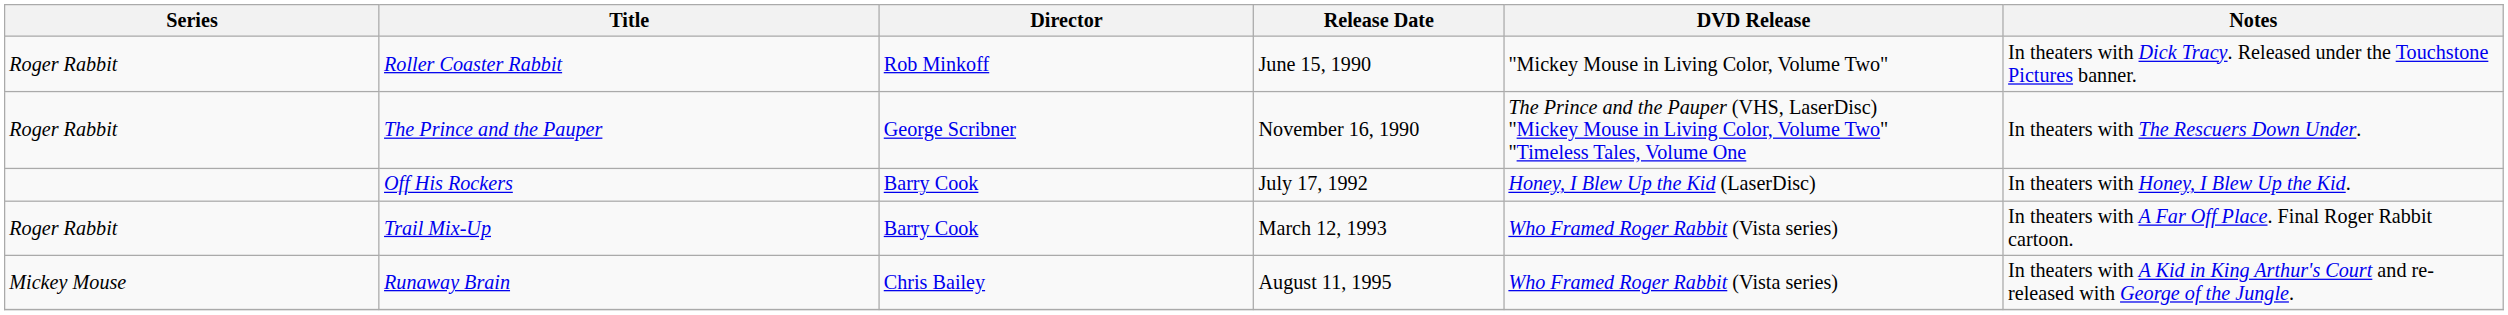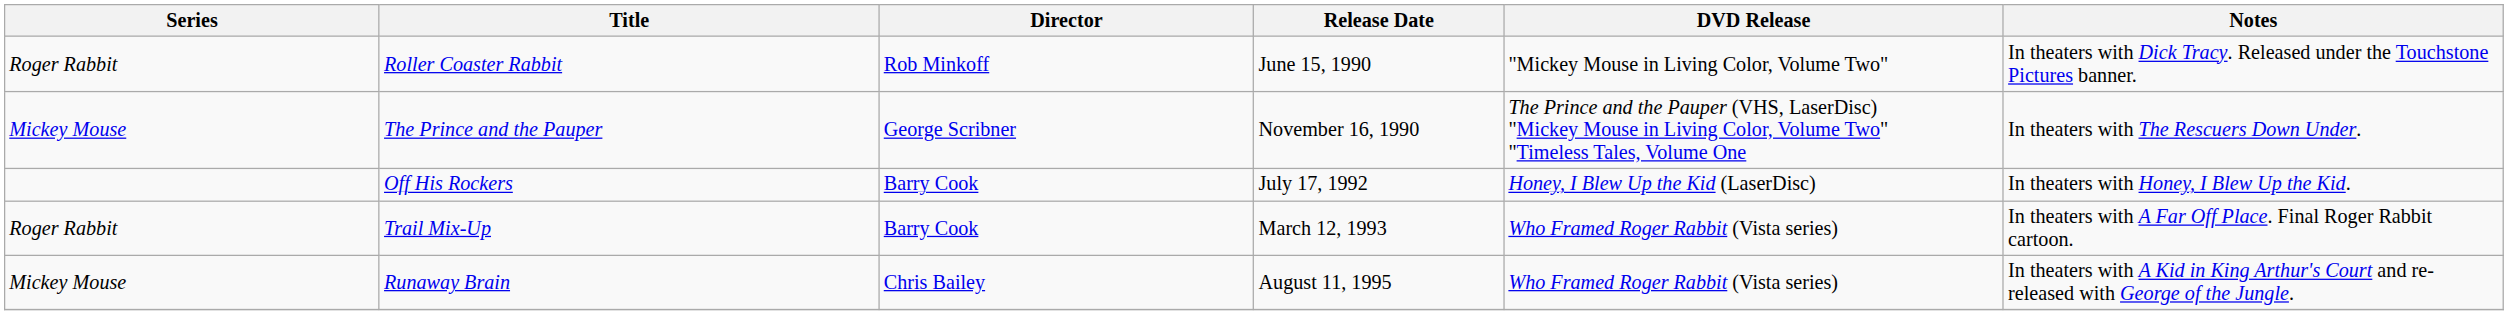(63, 129) Roger Rabbit -> (68, 129) Mickey Mouse
